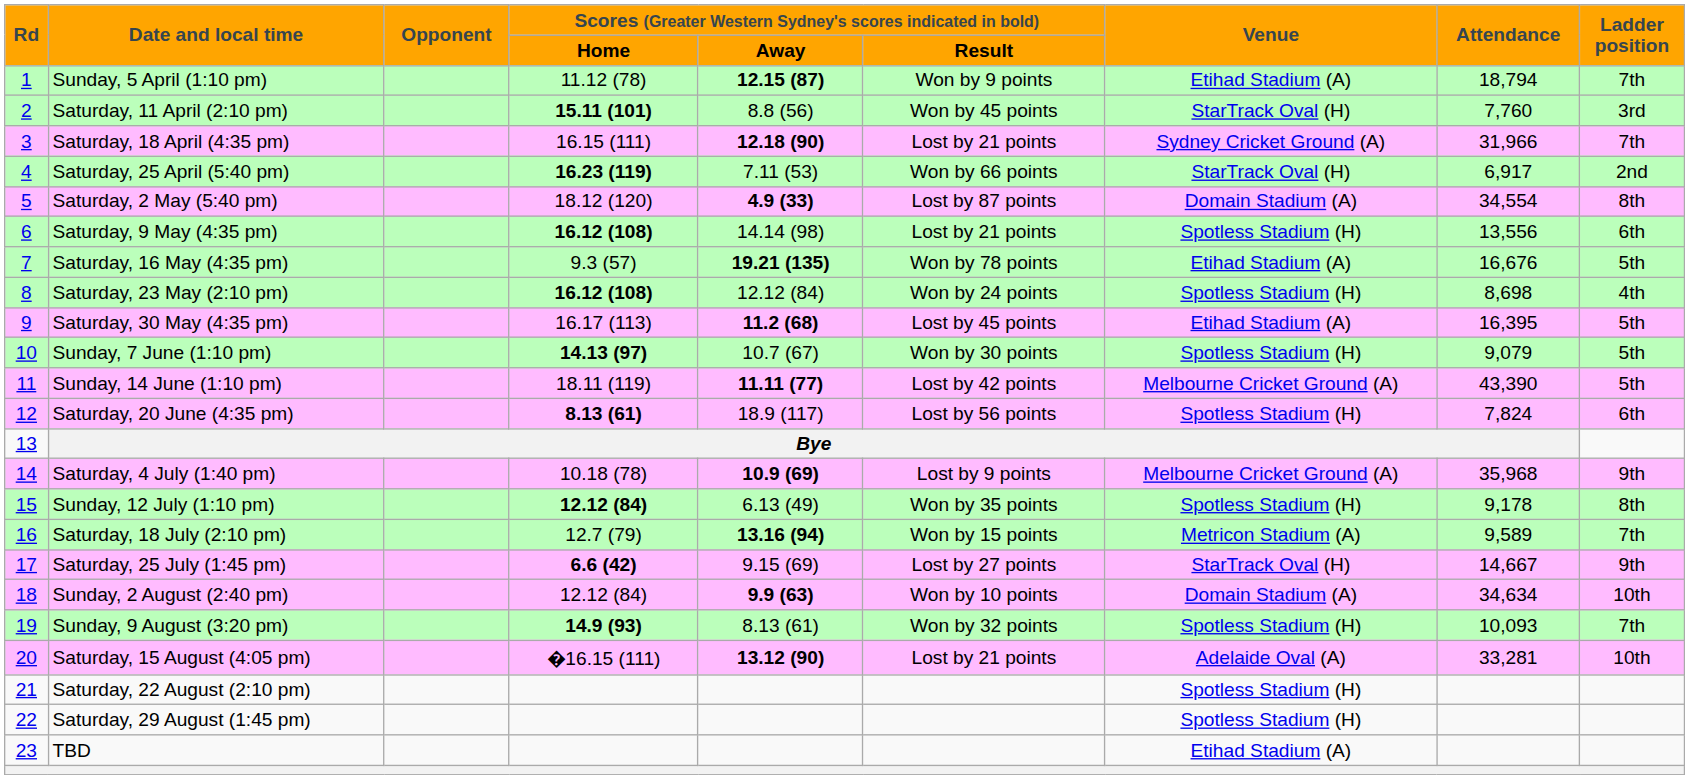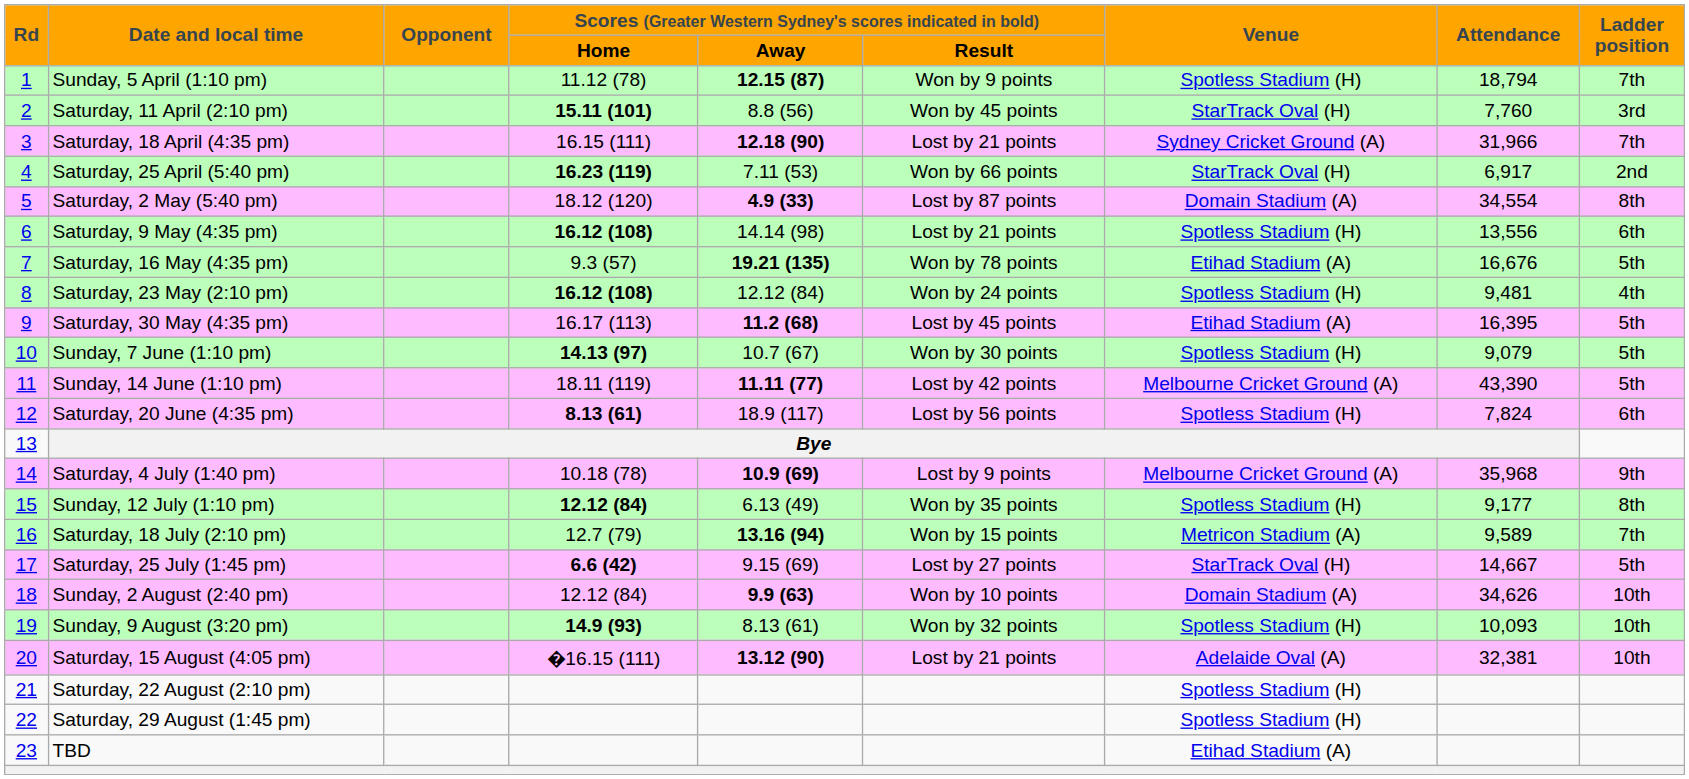(1271, 81) Etihad Stadium (A) -> (1271, 81) Spotless Stadium (H)
(1508, 293) 8,698 -> (1508, 293) 9,481
(1508, 504) 9,178 -> (1508, 504) 9,177
(1632, 565) 9th -> (1632, 565) 5th
(1508, 595) 34,634 -> (1508, 595) 34,626
(1632, 625) 7th -> (1632, 625) 10th
(1508, 658) 33,281 -> (1508, 658) 32,381
